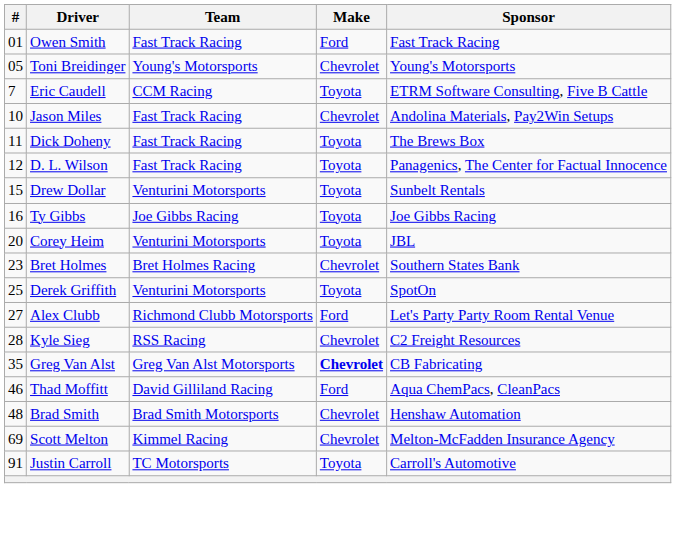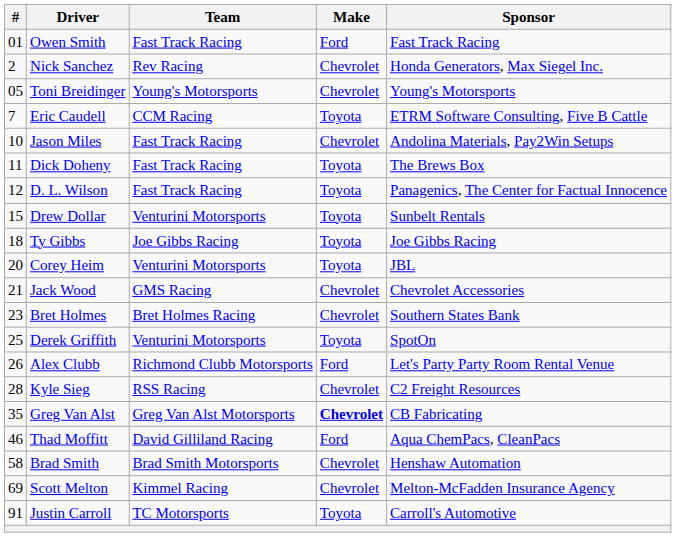+ row: (72, 66)
(16, 215) 16 -> (16, 240) 18
+ row: (63, 290)
(16, 314) 27 -> (16, 364) 26
(16, 414) 48 -> (16, 463) 58
